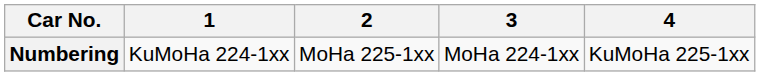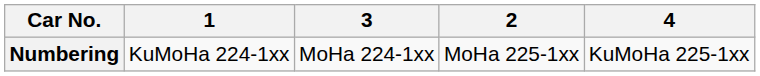columns swapped: (367, 20) <-> (512, 20)
